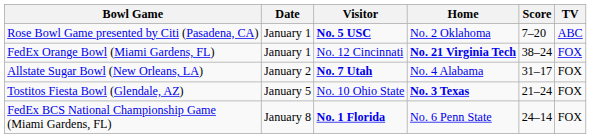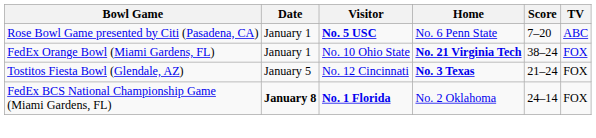(450, 33) No. 2 Oklahoma -> (456, 33) No. 6 Penn State
(360, 52) No. 12 Cincinnati -> (366, 52) No. 10 Ohio State
- row: (105, 71)
(361, 91) No. 10 Ohio State -> (365, 71) No. 12 Cincinnati
(288, 117) normal -> (290, 98) bold
(451, 117) No. 6 Penn State -> (456, 98) No. 2 Oklahoma
